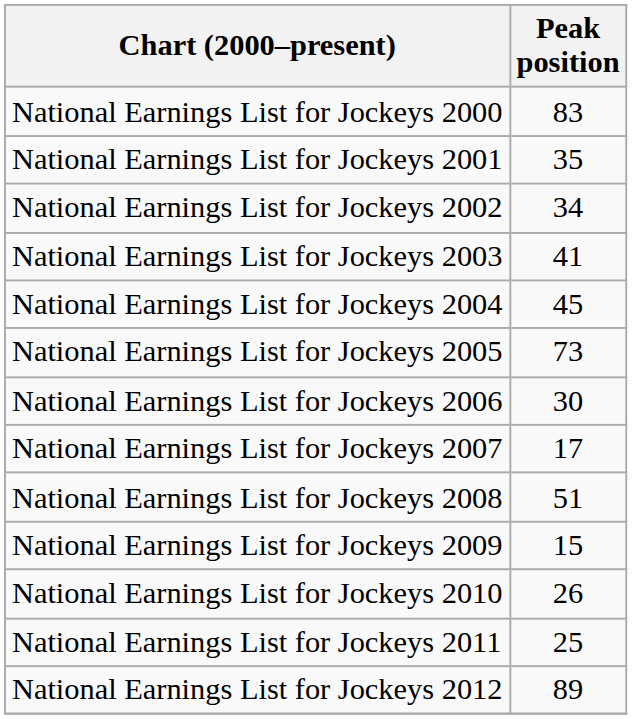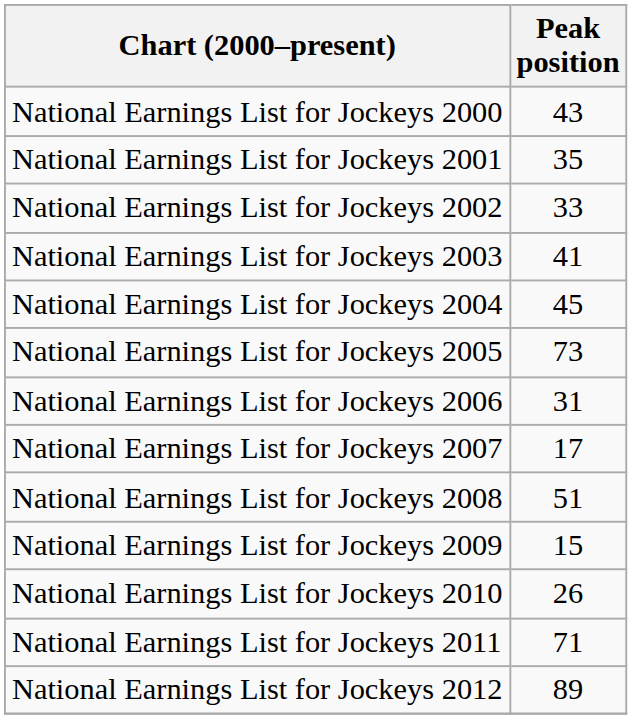(568, 111) 83 -> (568, 111) 43
(568, 207) 34 -> (568, 207) 33
(568, 400) 30 -> (568, 400) 31
(568, 641) 25 -> (568, 641) 71
